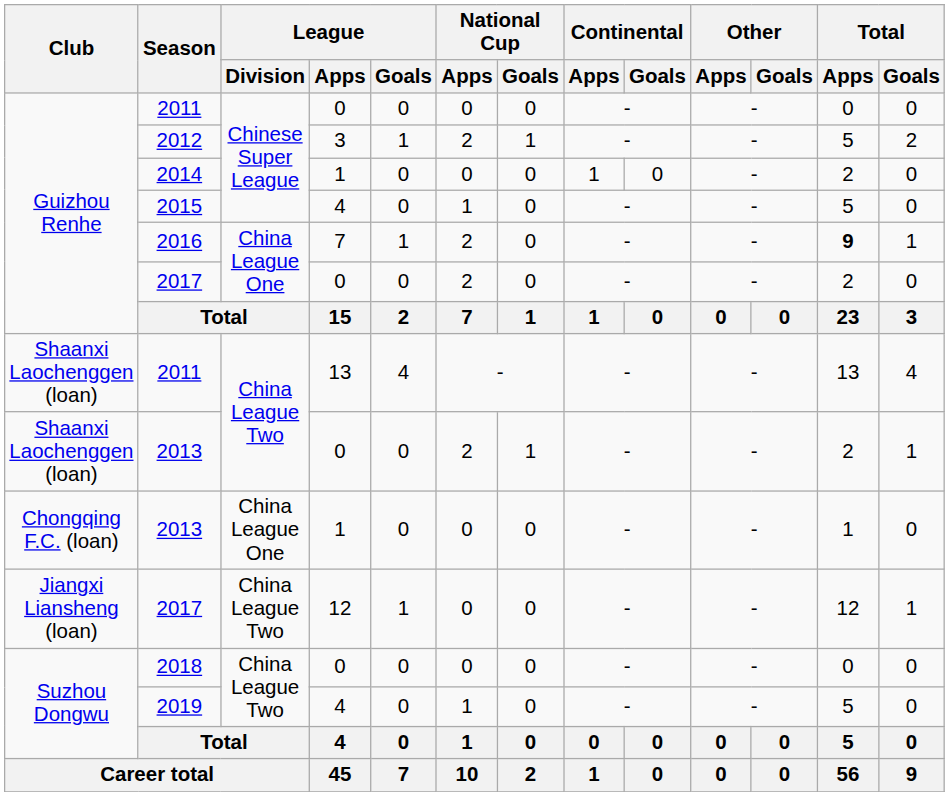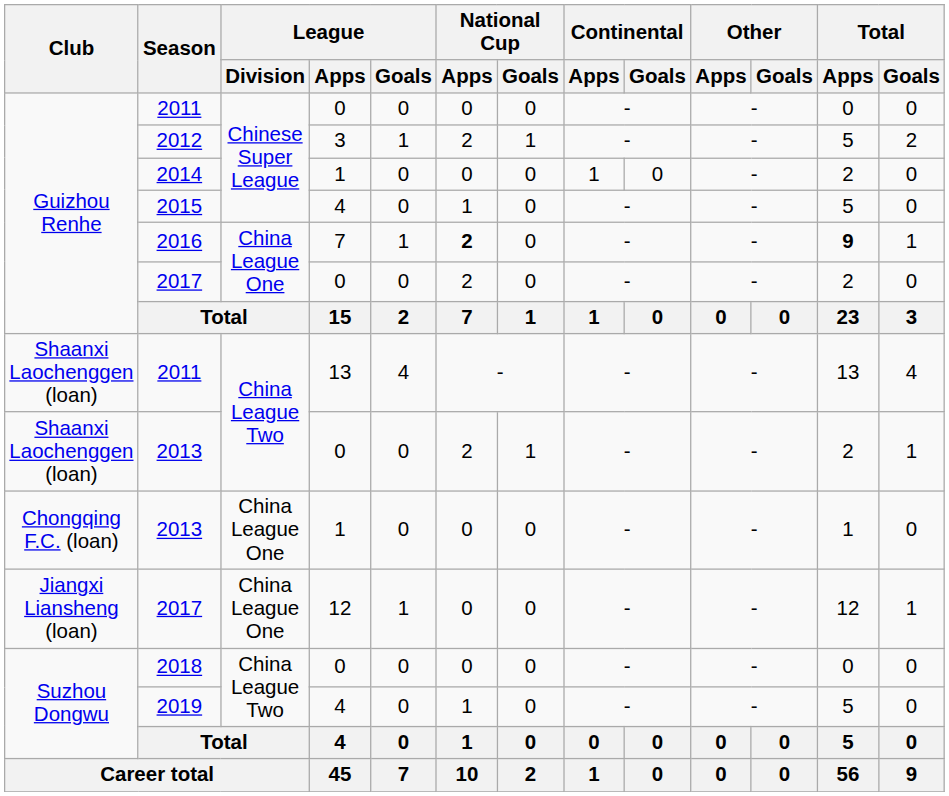(467, 242) normal -> (467, 242) bold
(265, 608) China League Two -> (265, 608) China League One
